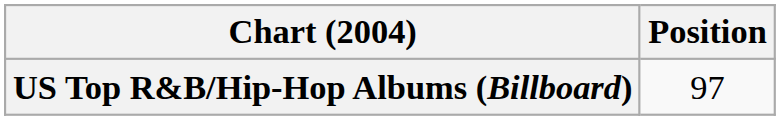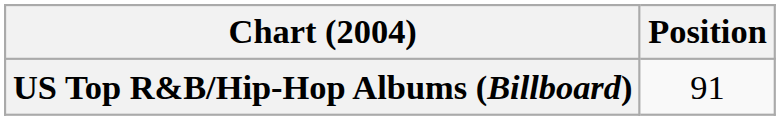(708, 86) 97 -> (708, 86) 91
